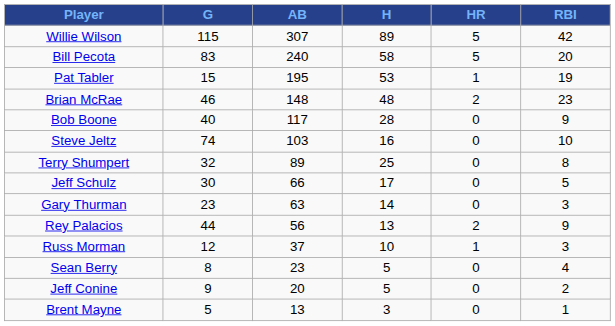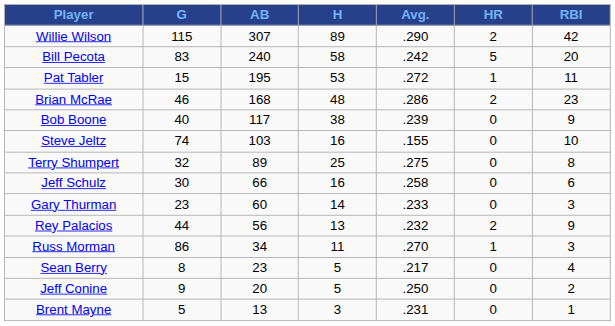+ column: (415, 15)
(476, 36) 5 -> (493, 36) 2
(565, 78) 19 -> (571, 78) 11
(297, 99) 148 -> (260, 99) 168
(387, 120) 28 -> (337, 120) 38
(387, 183) 17 -> (337, 183) 16
(565, 183) 5 -> (571, 183) 6
(297, 204) 63 -> (260, 204) 60
(208, 246) 12 -> (182, 246) 86
(297, 246) 37 -> (260, 246) 34
(387, 246) 10 -> (337, 246) 11
